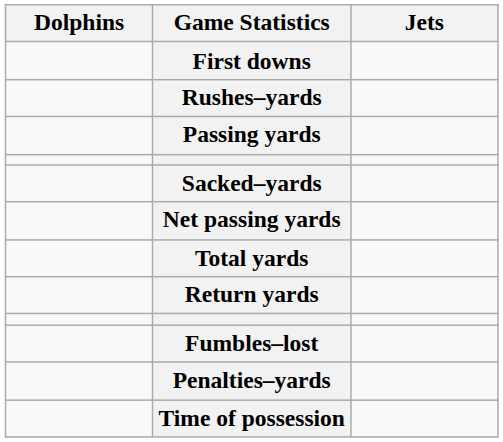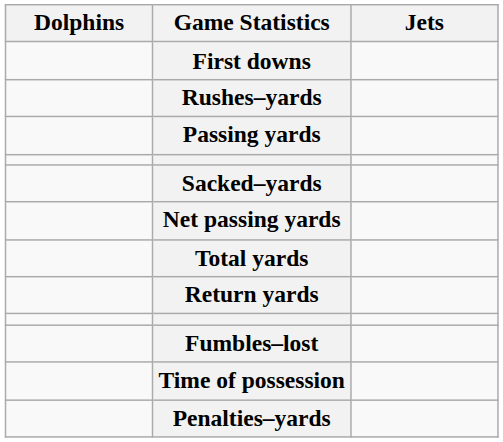rows swapped: (79, 381) <-> (79, 418)
